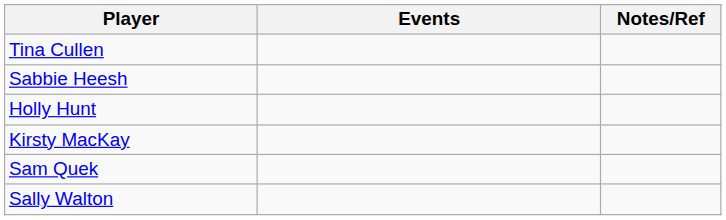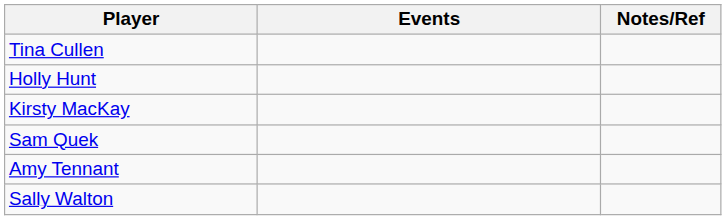- row: (68, 79)
+ row: (64, 169)
